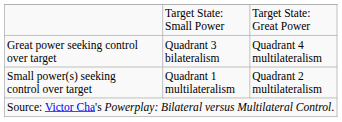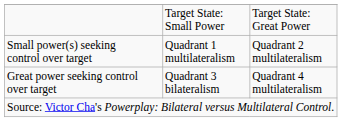rows swapped: (61, 82) <-> (72, 51)
